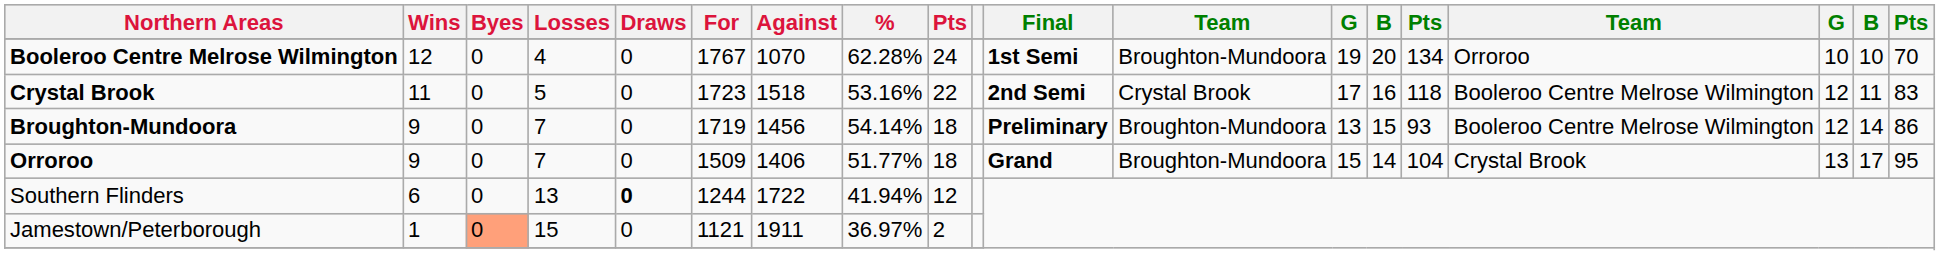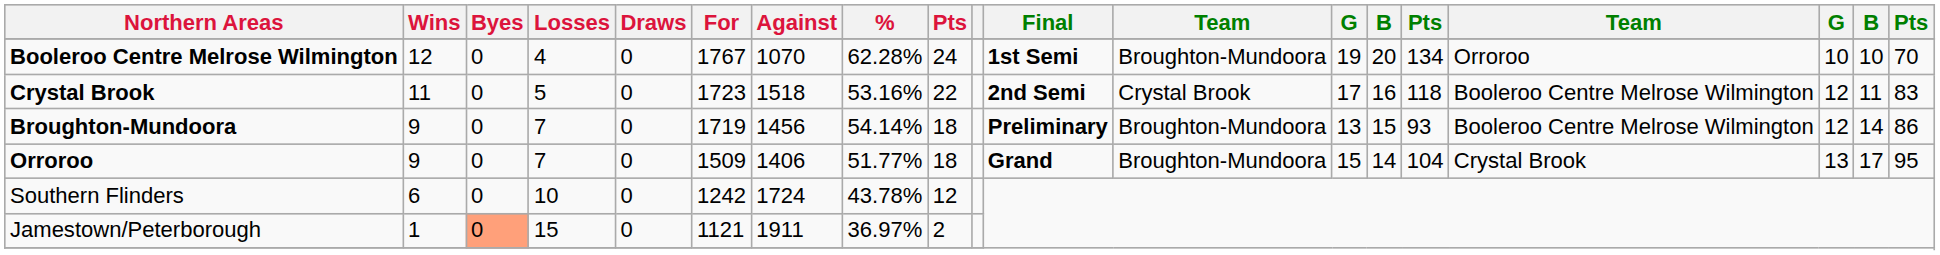(546, 195) 13 -> (546, 195) 10
(627, 195) bold -> (627, 195) normal
(721, 195) 1244 -> (721, 195) 1242
(781, 195) 1722 -> (781, 195) 1724
(885, 195) 41.94% -> (885, 195) 43.78%
